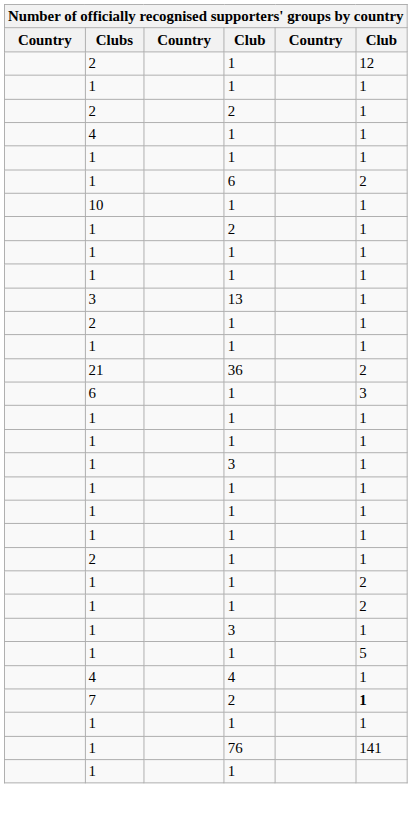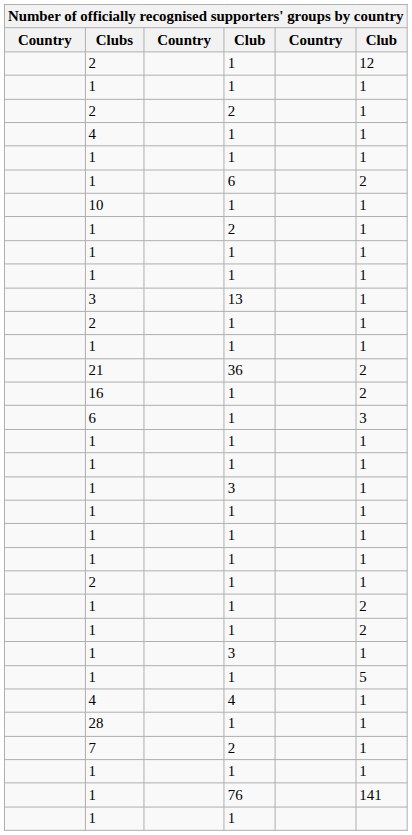+ row: (96, 393)
+ row: (96, 724)
(363, 700) bold -> (363, 747) normal
